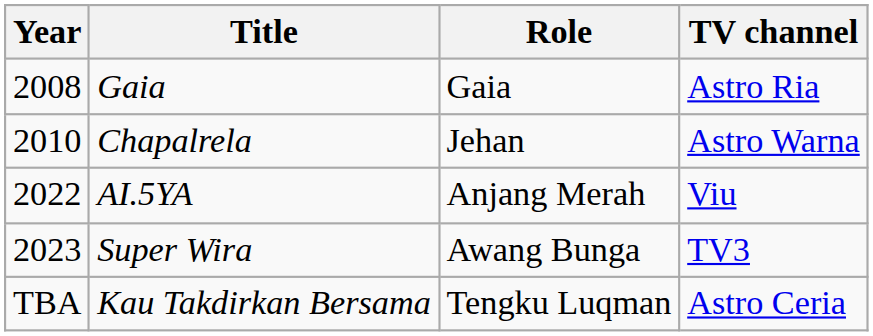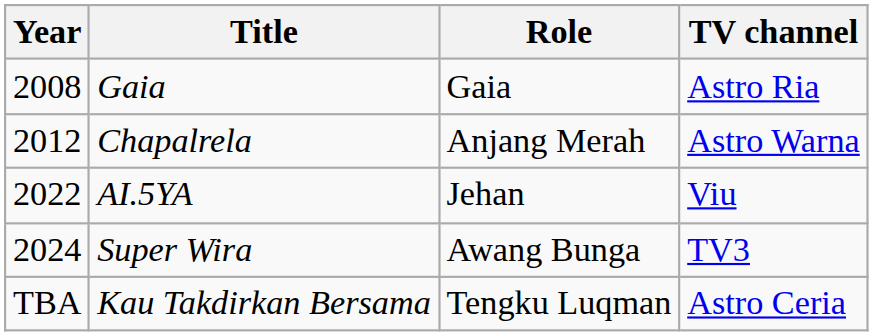(47, 140) 2010 -> (47, 140) 2012
(486, 140) Jehan -> (546, 140) Anjang Merah
(546, 194) Anjang Merah -> (486, 194) Jehan
(47, 248) 2023 -> (47, 248) 2024
